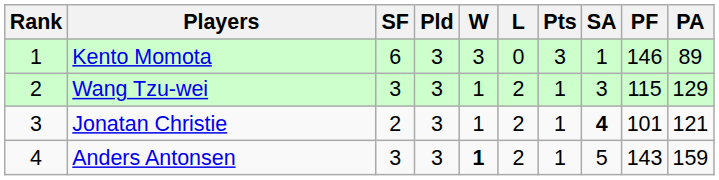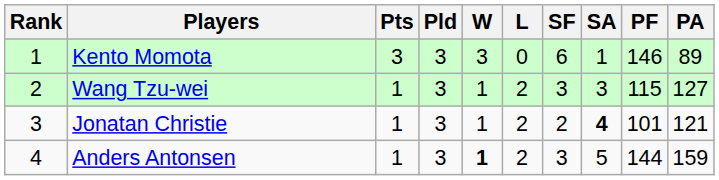columns swapped: (560, 22) <-> (395, 22)
(690, 90) 129 -> (690, 90) 127
(645, 158) 143 -> (645, 158) 144
